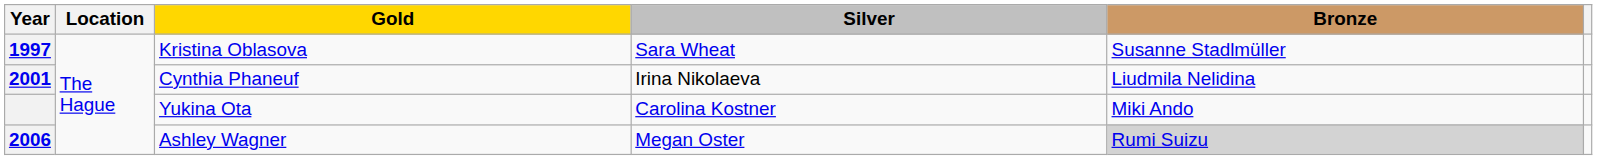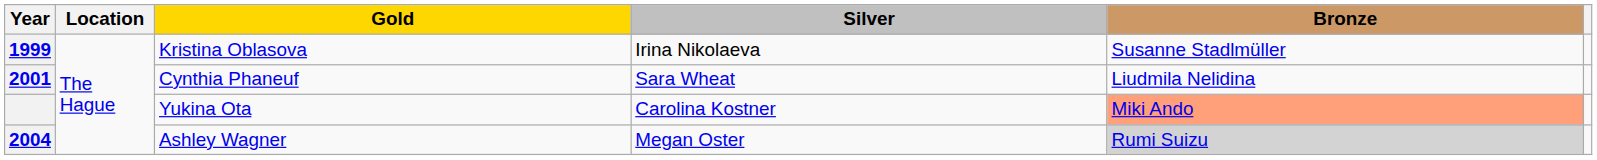(30, 49) 1997 -> (30, 49) 1999
(685, 49) Sara Wheat -> (698, 49) Irina Nikolaeva
(698, 79) Irina Nikolaeva -> (685, 79) Sara Wheat
(1152, 109) no background -> (1152, 109) lightsalmon background
(30, 139) 2006 -> (30, 139) 2004
